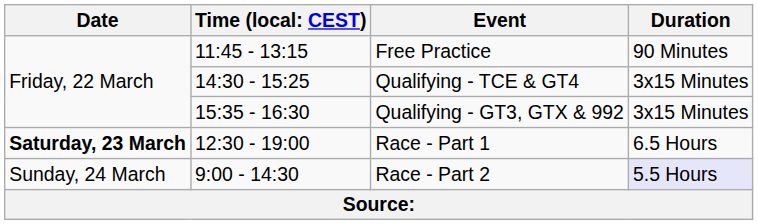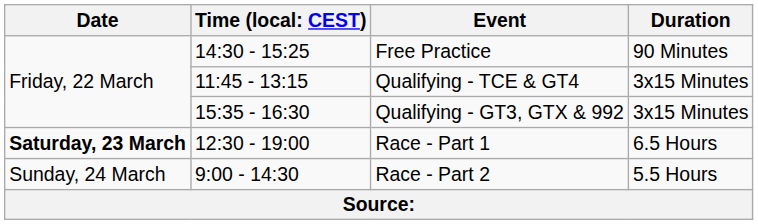(252, 51) 11:45 - 13:15 -> (252, 51) 14:30 - 15:25
(252, 82) 14:30 - 15:25 -> (252, 82) 11:45 - 13:15
(675, 174) lavender background -> (675, 174) no background
